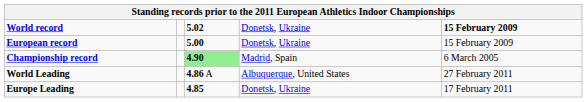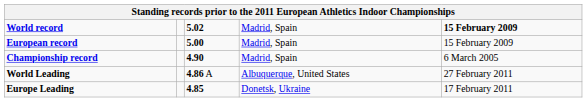(276, 27) Donetsk, Ukraine -> (269, 27) Madrid, Spain
(276, 43) Donetsk, Ukraine -> (269, 43) Madrid, Spain
(195, 58) lightgreen background -> (195, 58) no background
